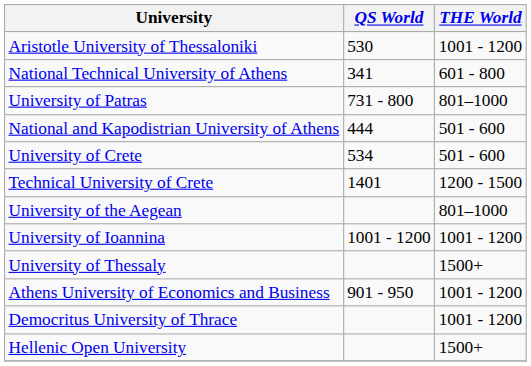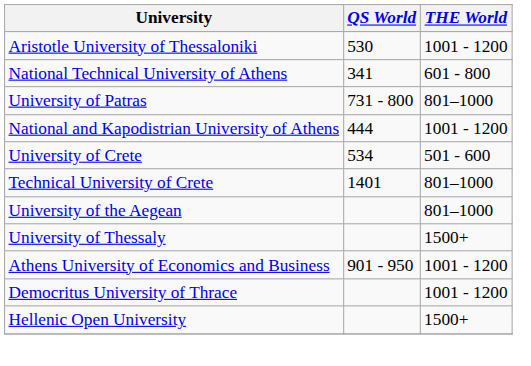(472, 127) 501 - 600 -> (466, 127) 1001 - 1200
(480, 182) 1200 - 1500 -> (459, 182) 801–1000
- row: (87, 237)
